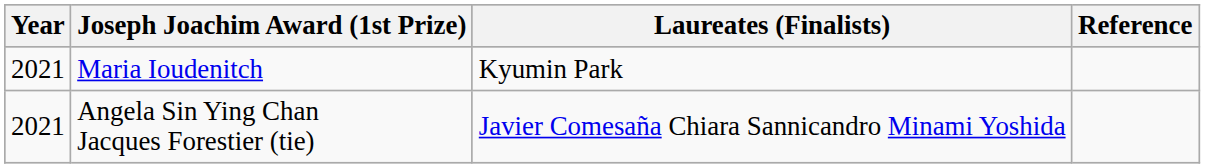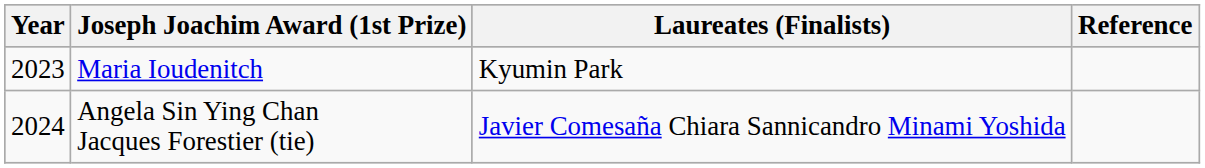(38, 68) 2021 -> (38, 68) 2023
(38, 126) 2021 -> (38, 126) 2024
